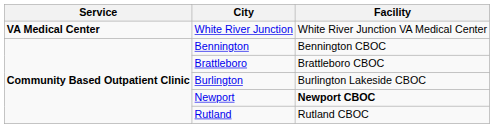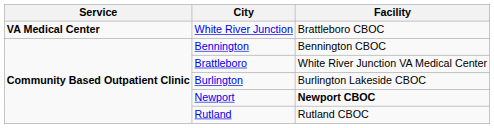(392, 30) White River Junction VA Medical Center -> (341, 30) Brattleboro CBOC
(341, 64) Brattleboro CBOC -> (392, 64) White River Junction VA Medical Center
